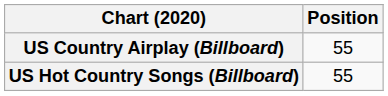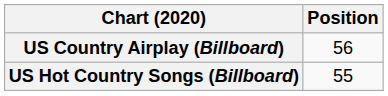(343, 47) 55 -> (343, 47) 56
